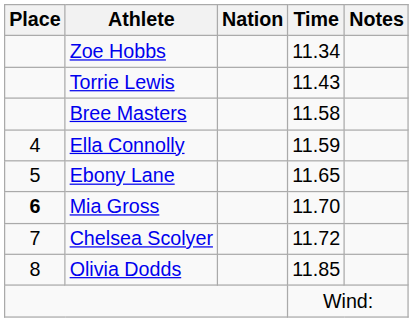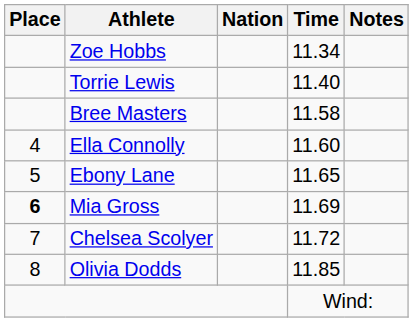(316, 82) 11.43 -> (316, 82) 11.40
(316, 144) 11.59 -> (316, 144) 11.60
(316, 207) 11.70 -> (316, 207) 11.69
